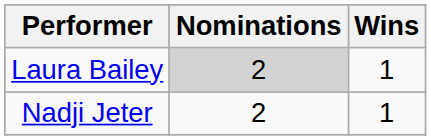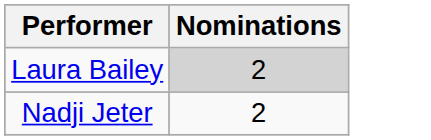- column: (387, 26)
